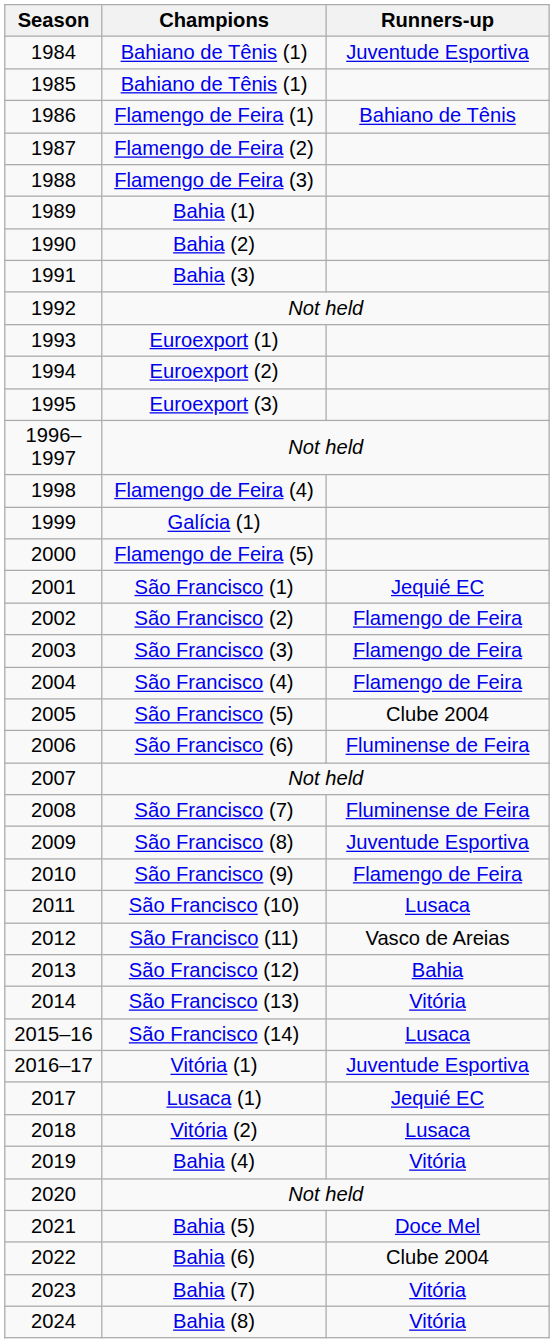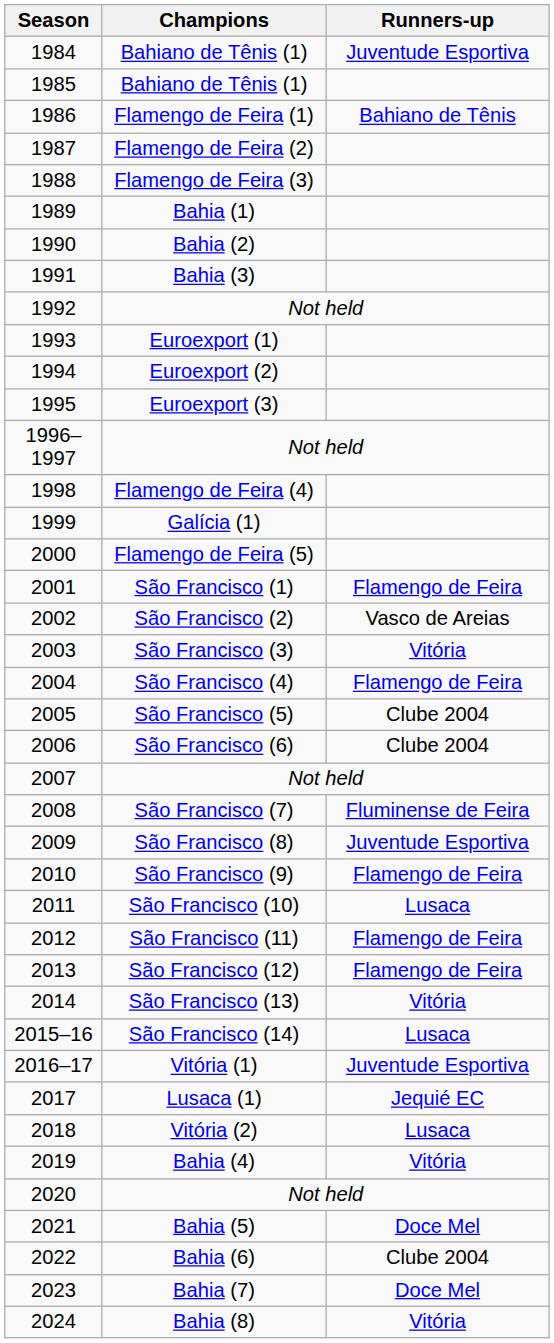(438, 586) Jequié EC -> (438, 586) Flamengo de Feira
(438, 618) Flamengo de Feira -> (438, 618) Vasco de Areias
(438, 650) Flamengo de Feira -> (438, 650) Vitória
(438, 746) Fluminense de Feira -> (438, 746) Clube 2004
(438, 938) Vasco de Areias -> (438, 938) Flamengo de Feira
(438, 970) Bahia -> (438, 970) Flamengo de Feira
(438, 1290) Vitória -> (438, 1290) Doce Mel
